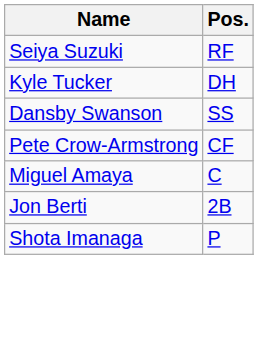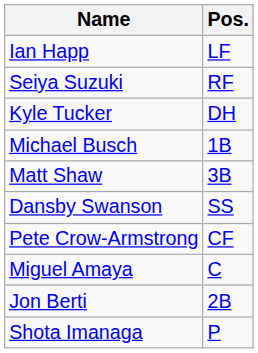+ row: (49, 51)
+ row: (73, 144)
+ row: (56, 176)
